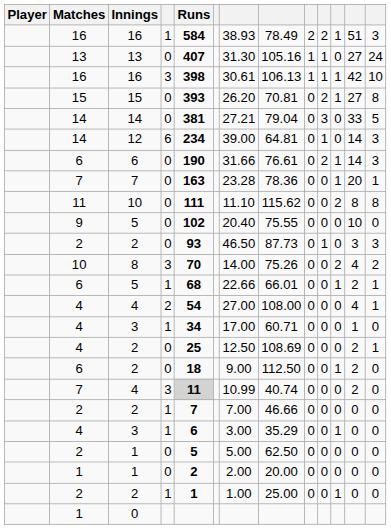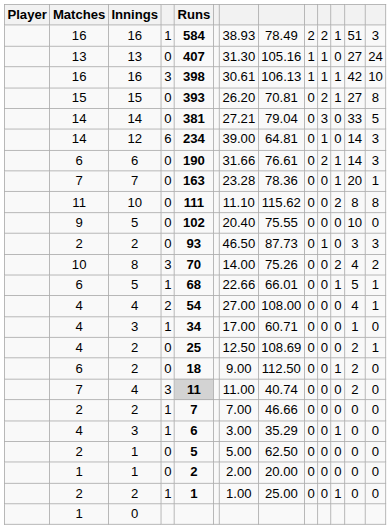(355, 285) 2 -> (355, 285) 5
(239, 389) 10.99 -> (239, 389) 11.00
